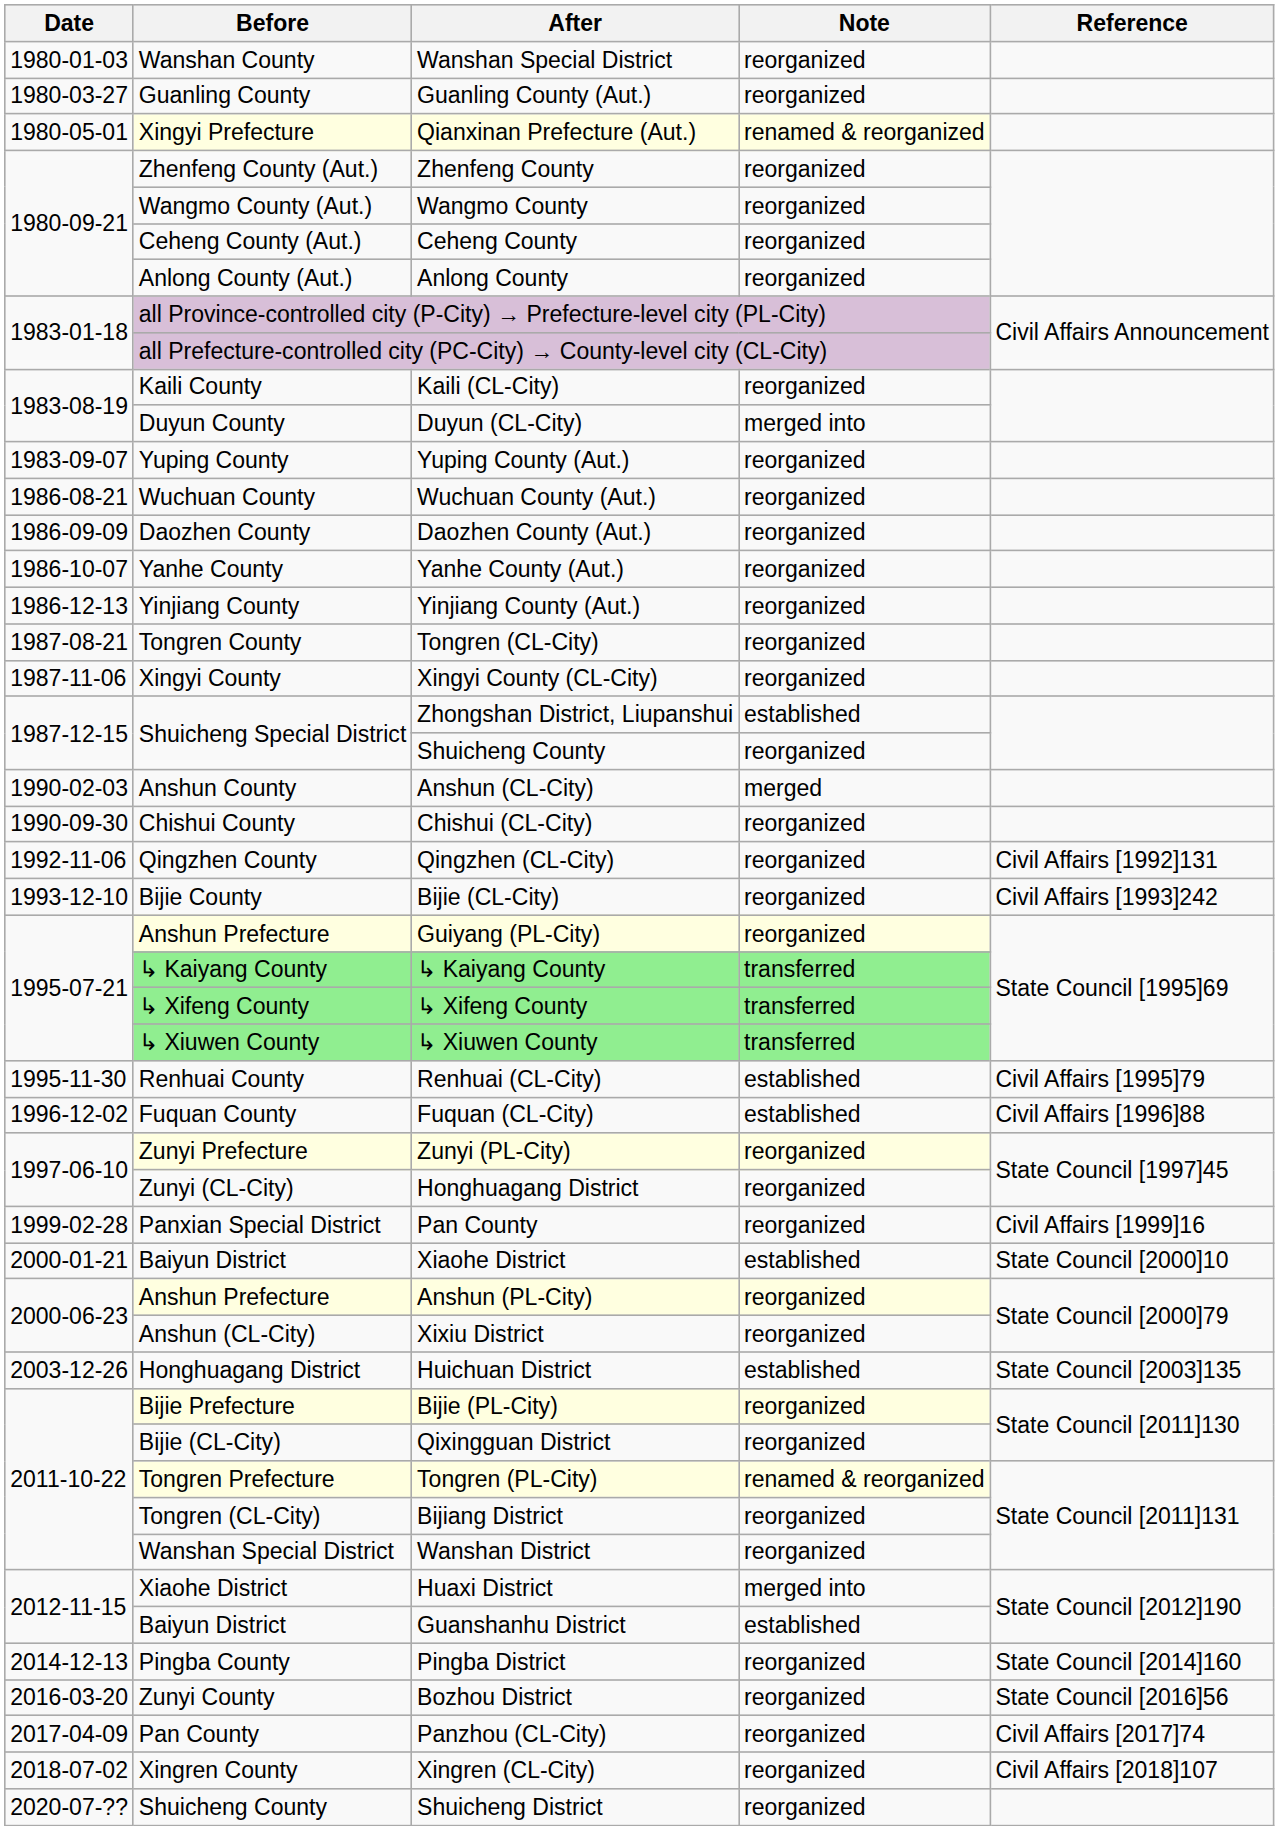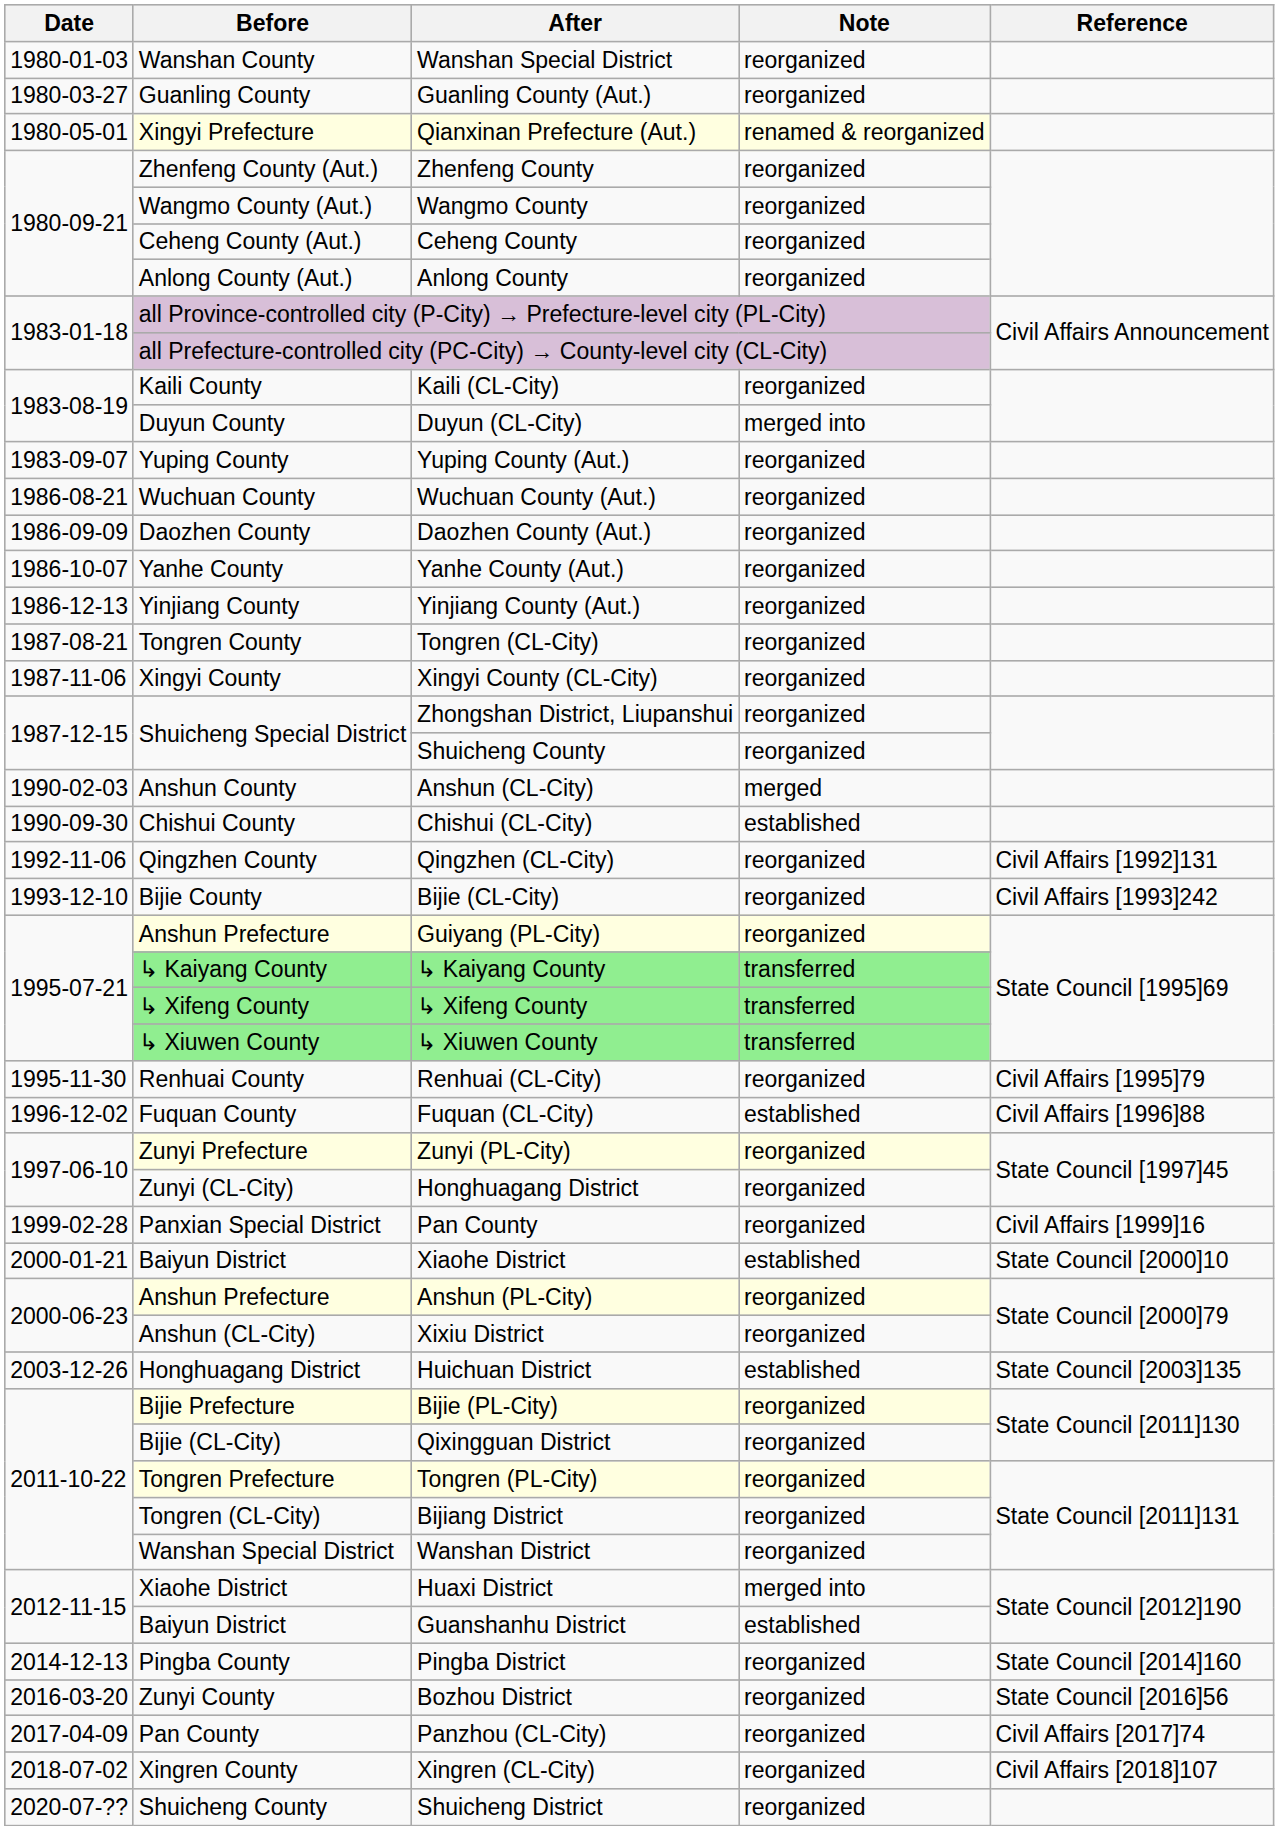(802, 715) established -> (805, 715) reorganized
(805, 824) reorganized -> (802, 824) established
(802, 1079) established -> (805, 1079) reorganized
(864, 1479) renamed & reorganized -> (805, 1479) reorganized
